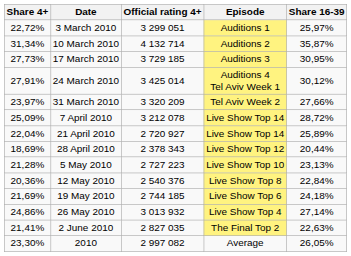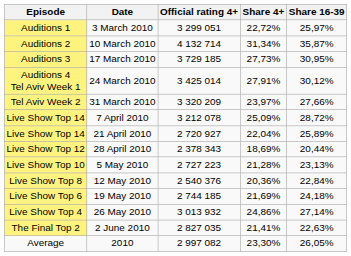columns swapped: (245, 12) <-> (27, 12)
